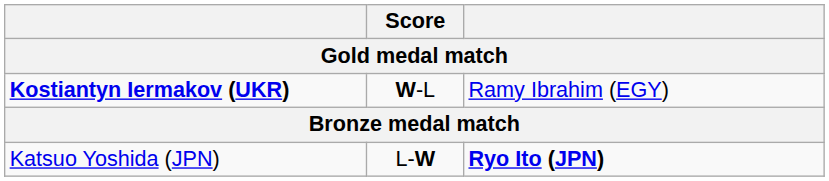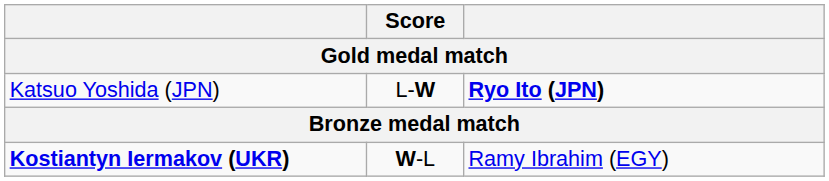rows swapped: (115, 158) <-> (149, 90)
